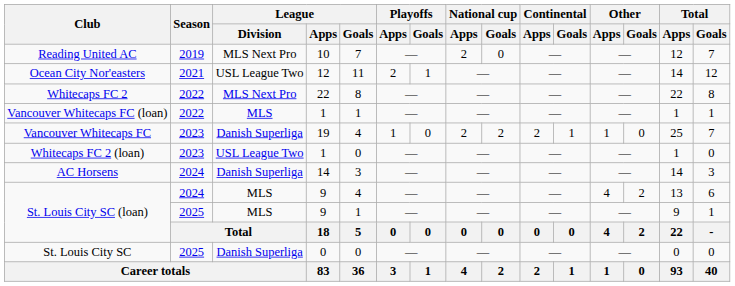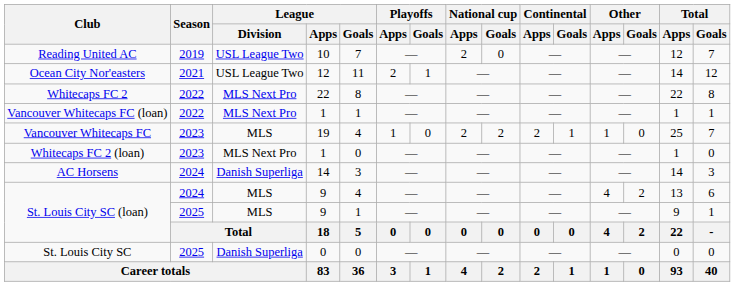(260, 53) MLS Next Pro -> (260, 53) USL League Two
(260, 113) MLS -> (260, 113) MLS Next Pro
(260, 133) Danish Superliga -> (260, 133) MLS
(260, 152) USL League Two -> (260, 152) MLS Next Pro
